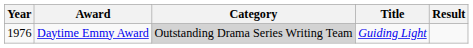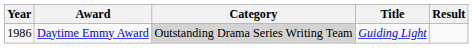(19, 33) 1976 -> (19, 33) 1986
